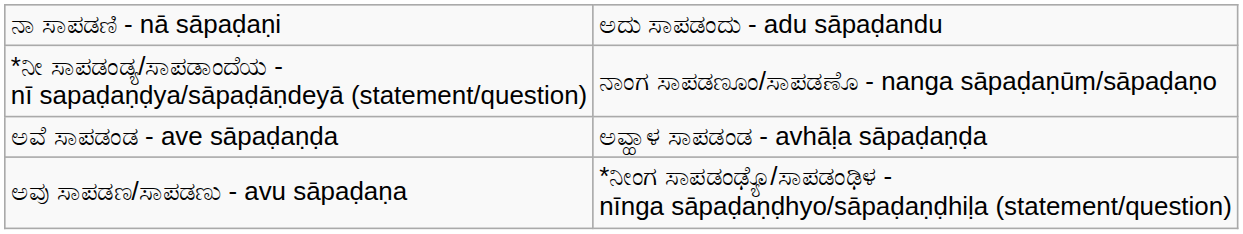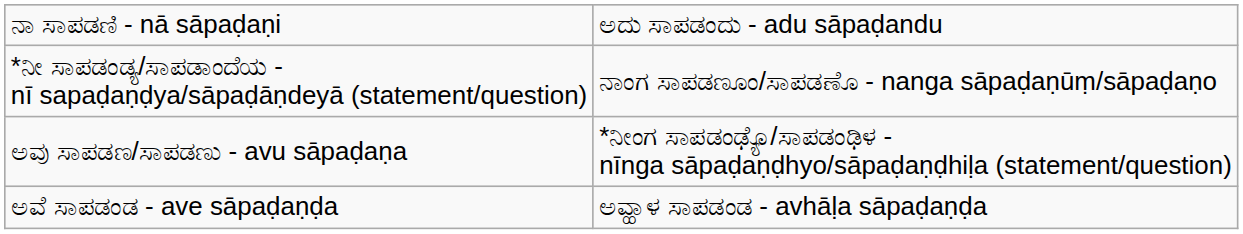rows swapped: (209, 192) <-> (174, 136)
